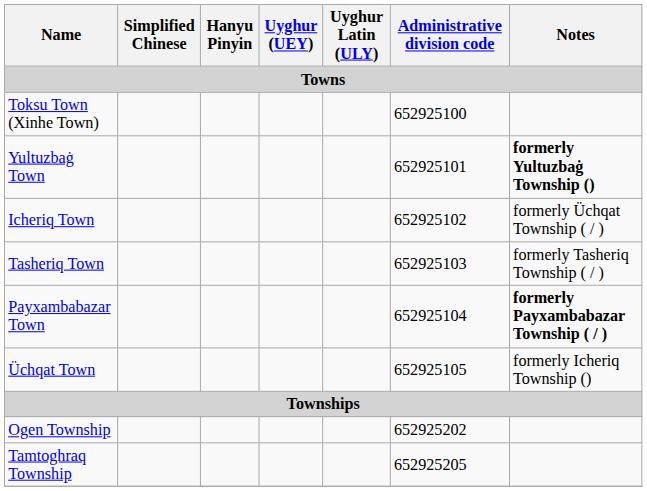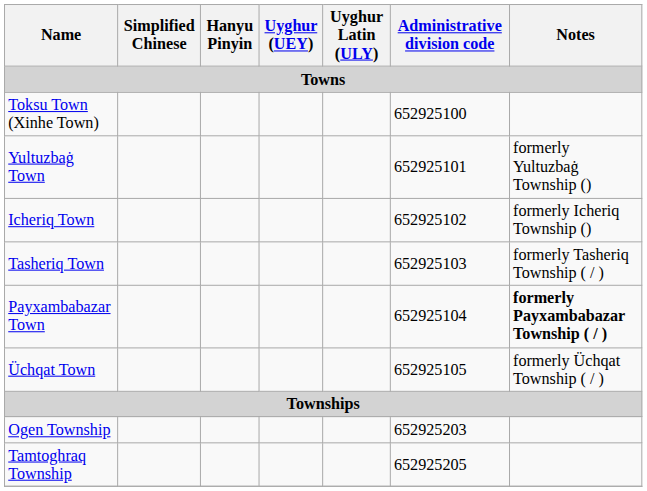(554, 166) bold -> (552, 166) normal
(567, 219) formerly Üchqat Township ( / ) -> (566, 219) formerly Icheriq Township ()
(566, 369) formerly Icheriq Township () -> (567, 369) formerly Üchqat Township ( / )
(430, 429) 652925202 -> (430, 429) 652925203
